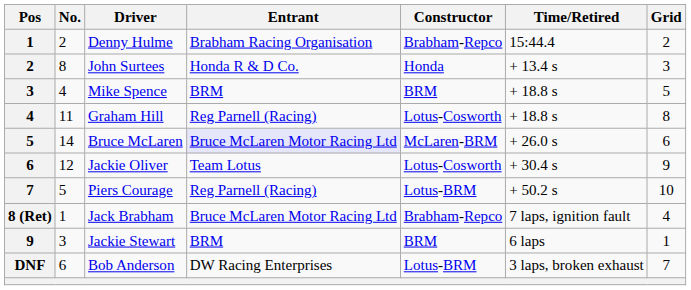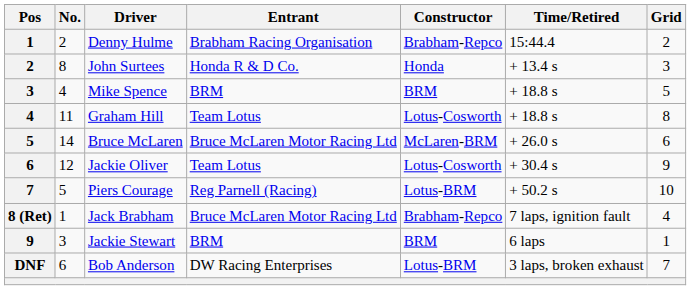(253, 116) Reg Parnell (Racing) -> (225, 116) Team Lotus
(293, 141) lavender background -> (293, 141) no background
